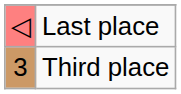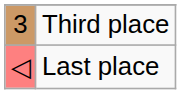rows swapped: (106, 67) <-> (101, 25)
